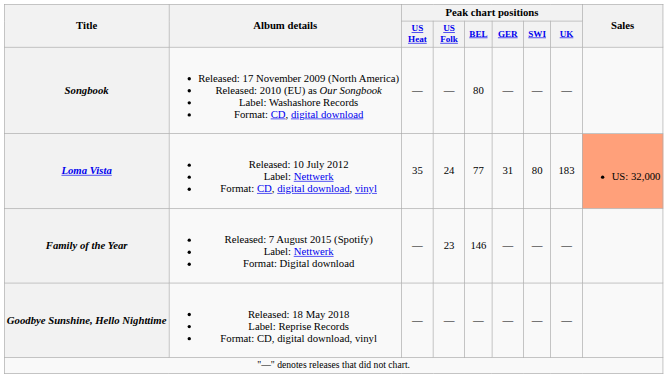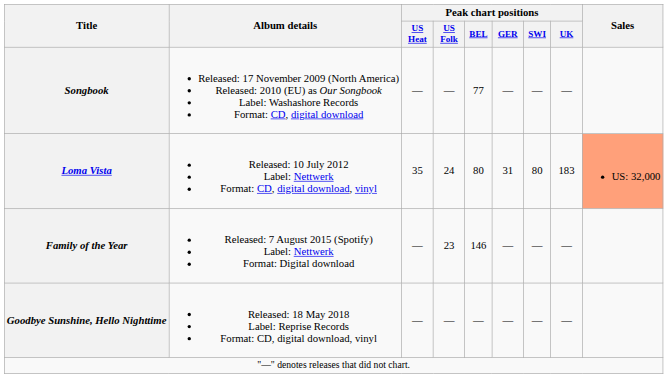(478, 90) 80 -> (478, 90) 77
(478, 171) 77 -> (478, 171) 80
